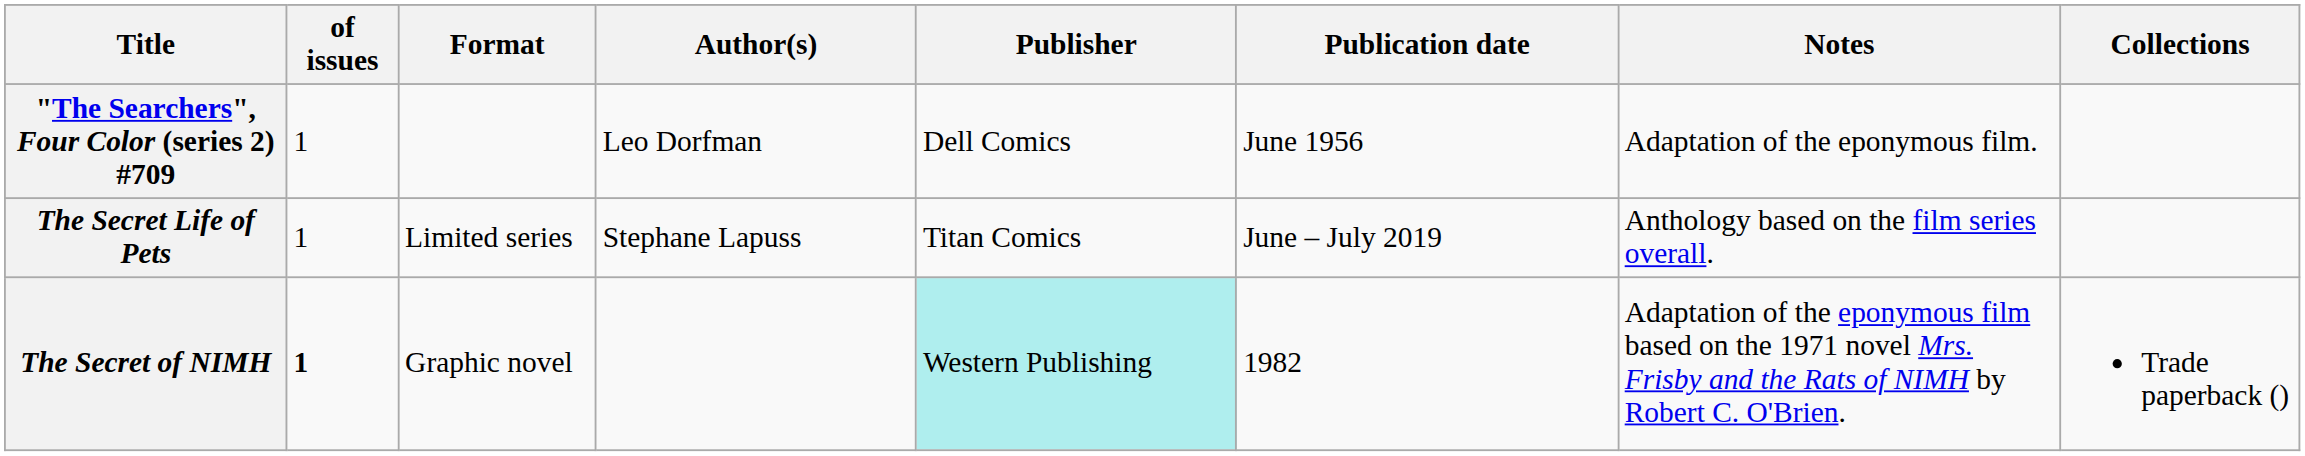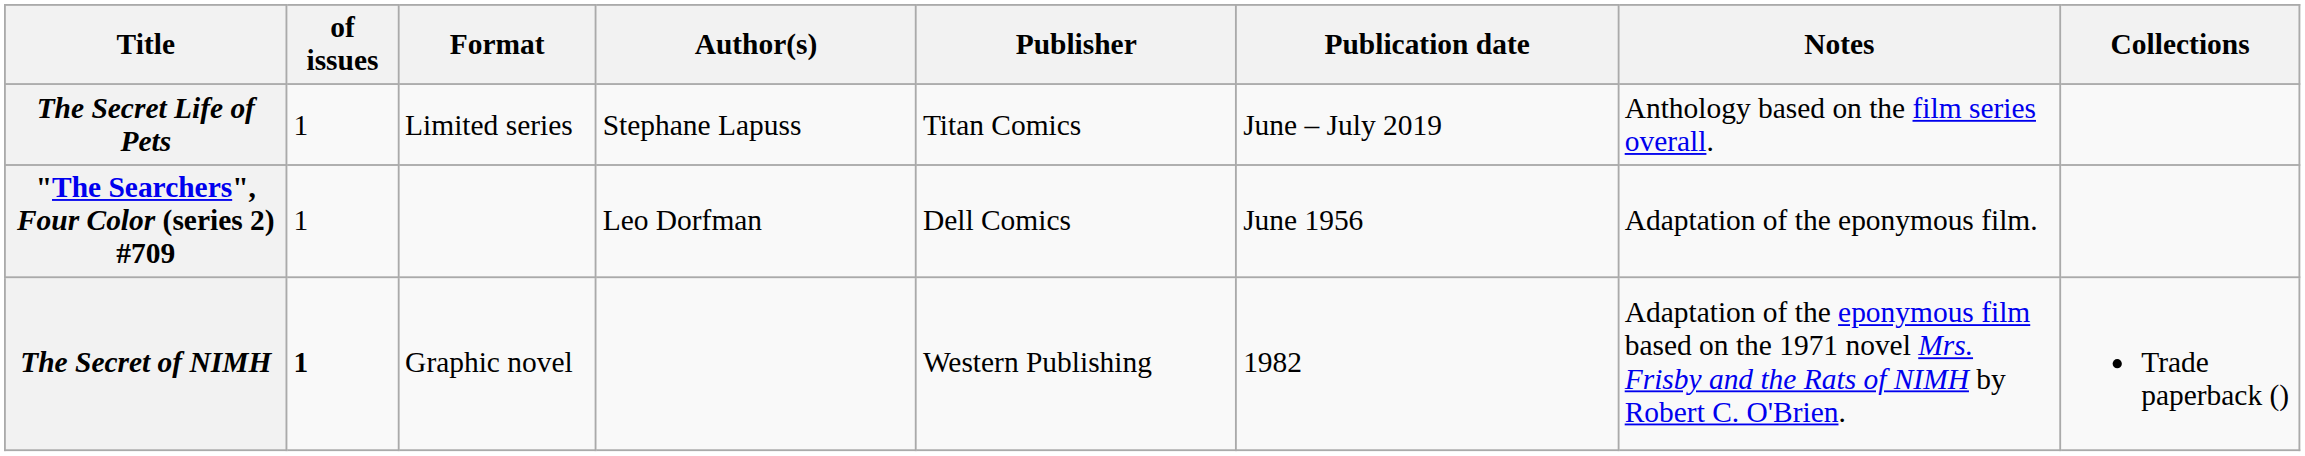rows swapped: (146, 140) <-> (146, 237)
(1037, 362) paleturquoise background -> (1037, 362) no background
